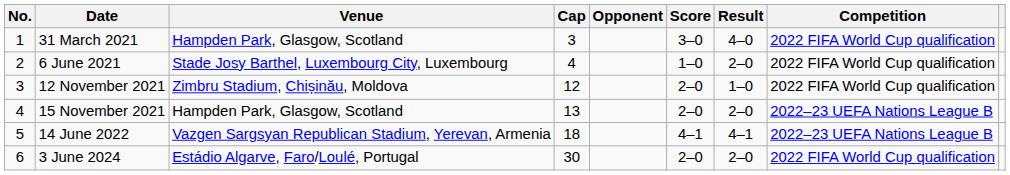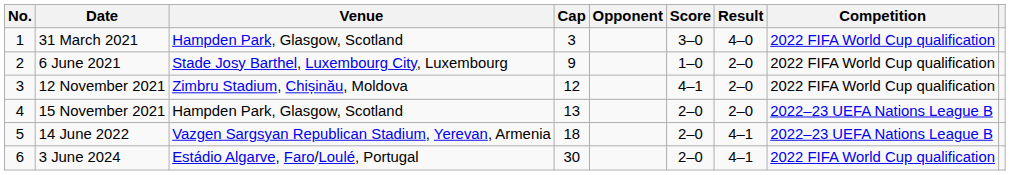(572, 63) 4 -> (572, 63) 9
(690, 87) 2–0 -> (690, 87) 4–1
(741, 87) 1–0 -> (741, 87) 2–0
(690, 134) 4–1 -> (690, 134) 2–0
(741, 157) 2–0 -> (741, 157) 4–1
